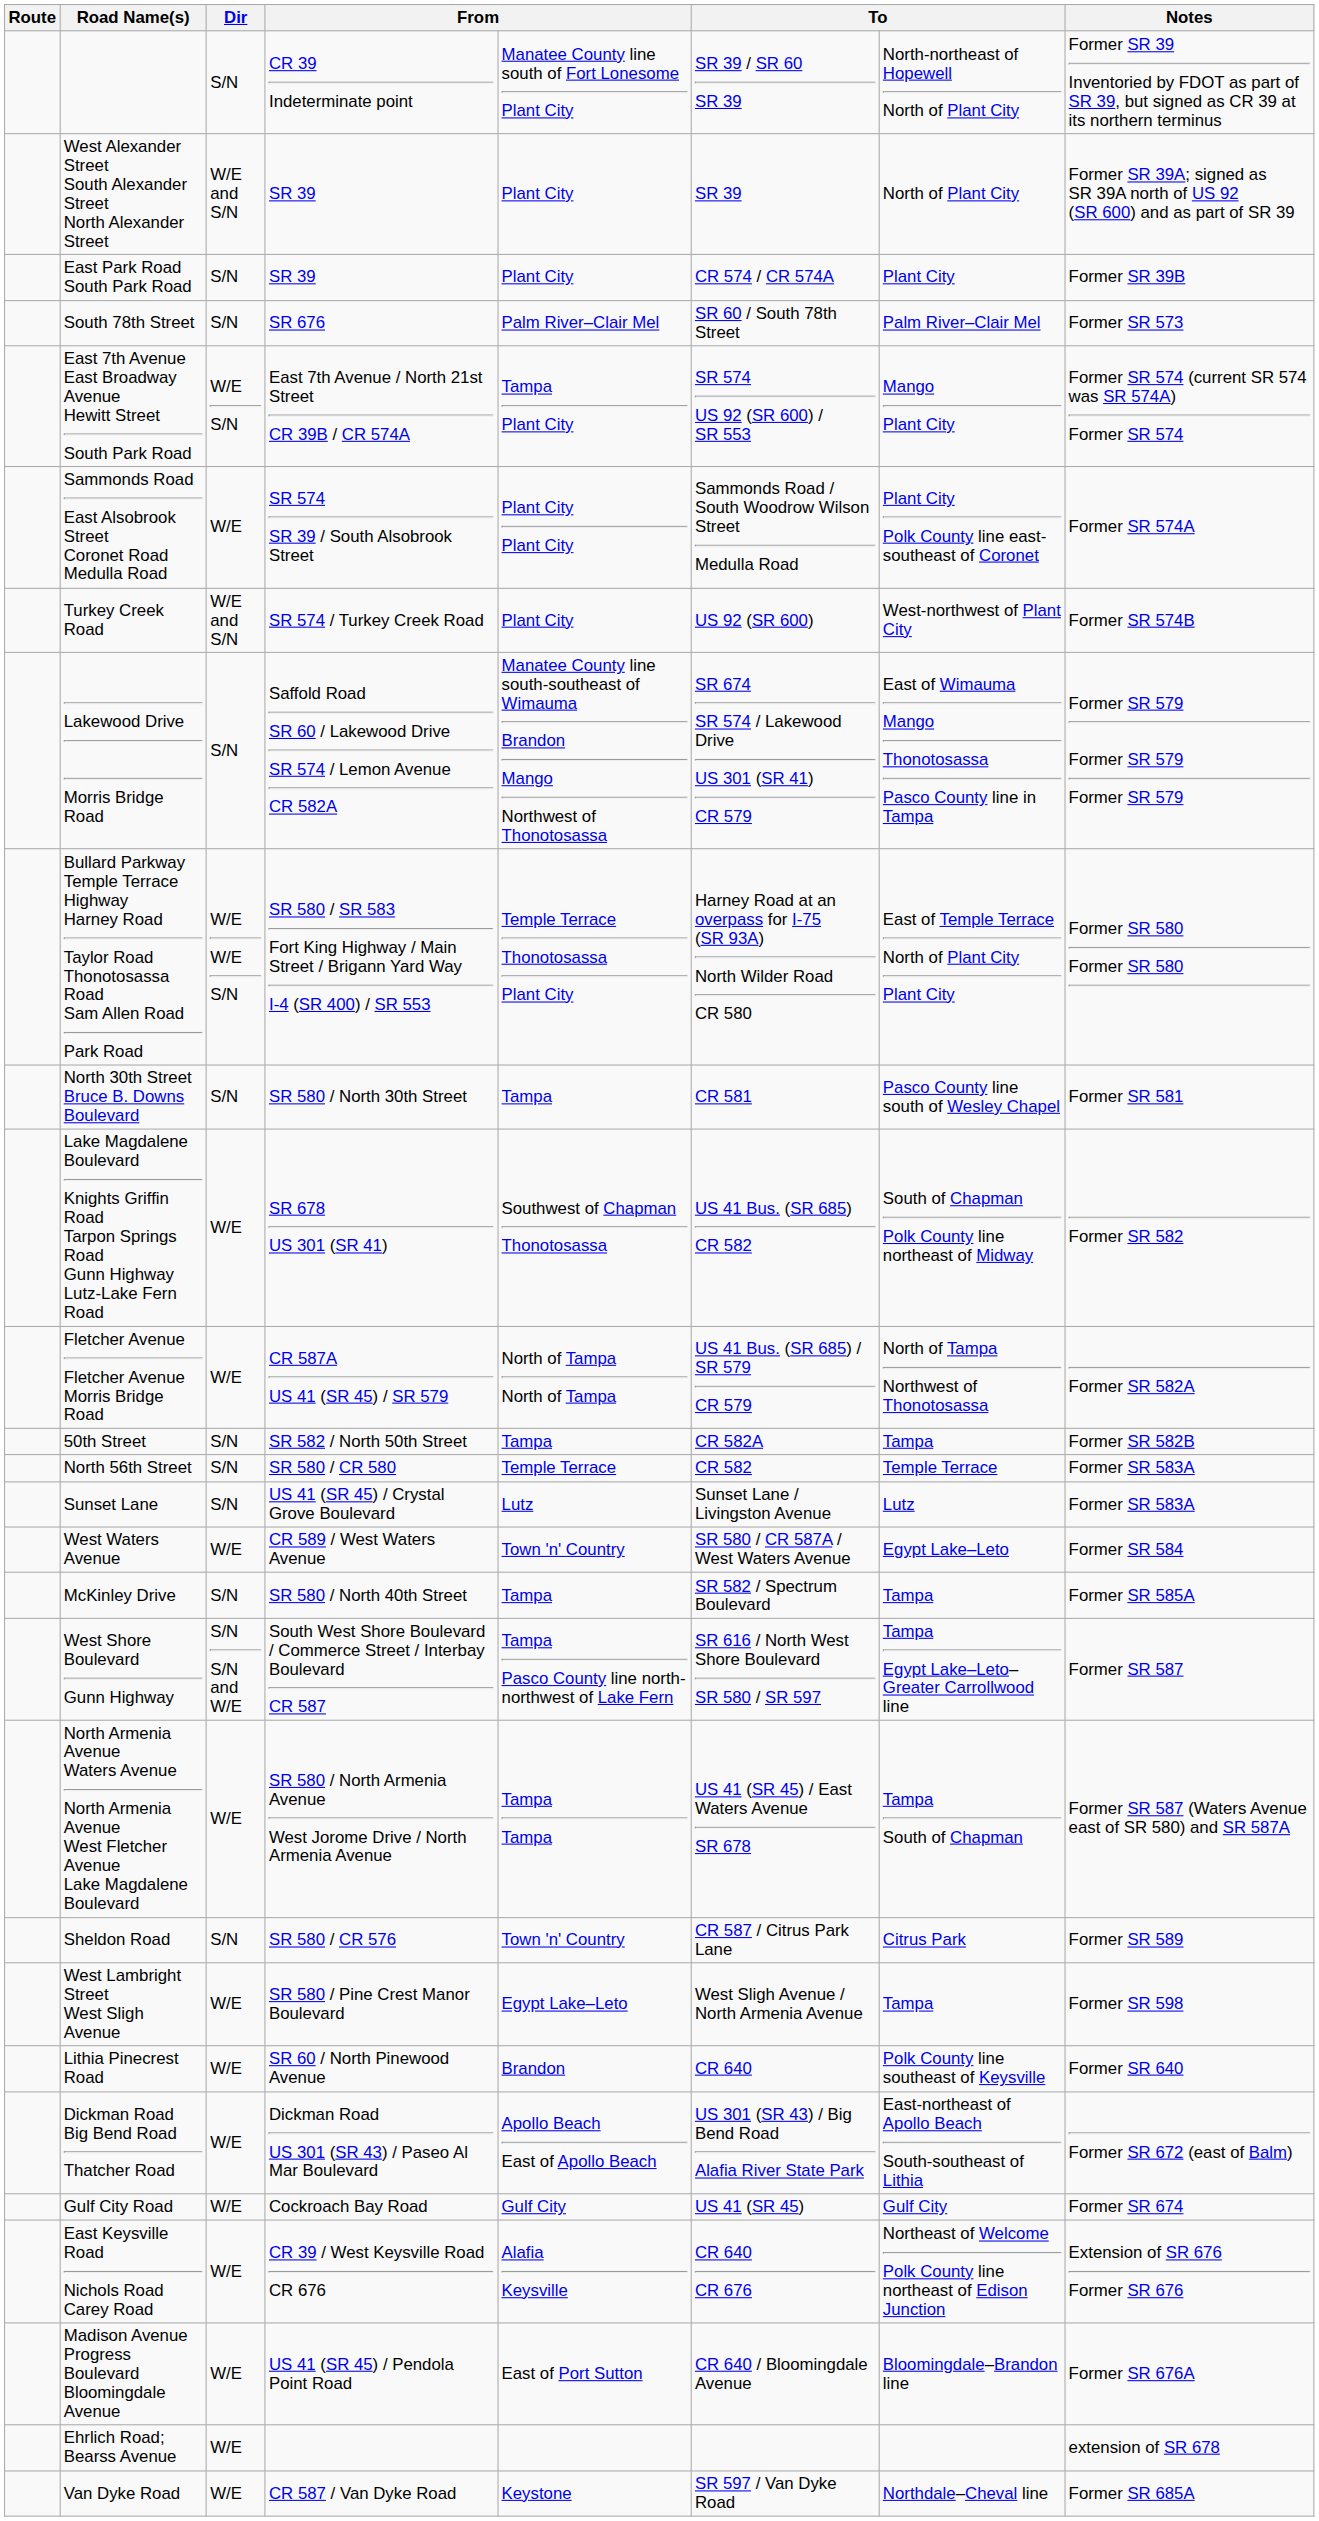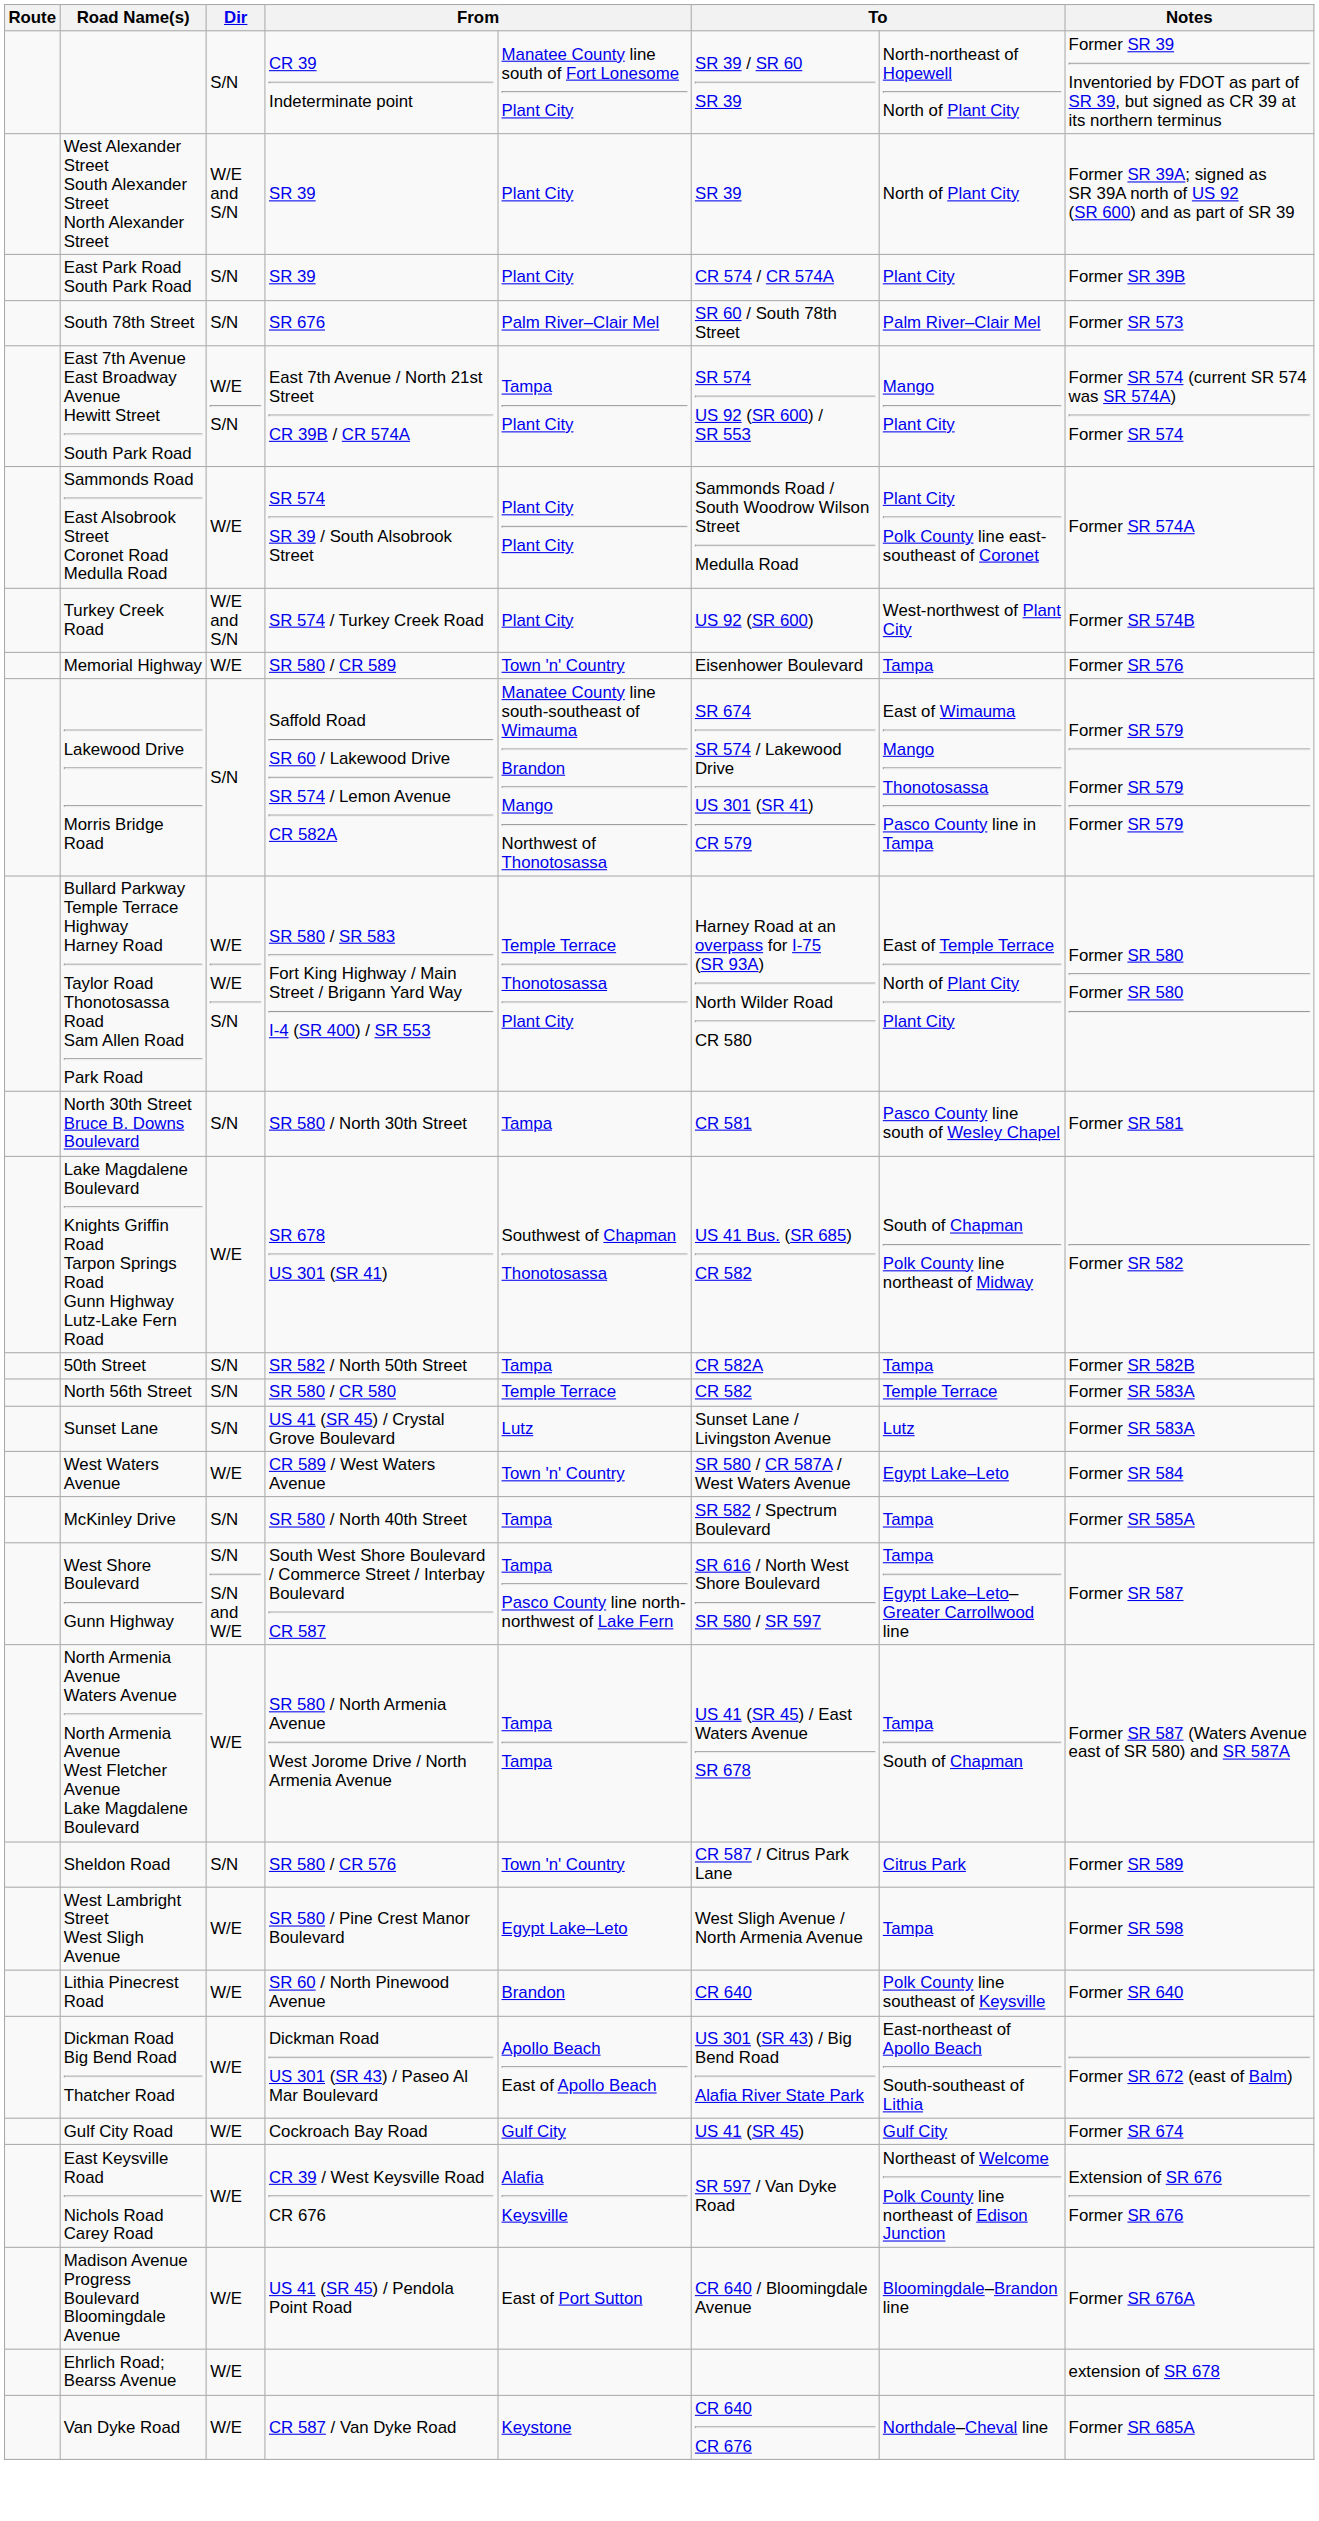+ row: (133, 665)
- row: (133, 1377)
(785, 2271) CR 640 CR 676 -> (766, 2195) SR 597 / Van Dyke Road
(766, 2493) SR 597 / Van Dyke Road -> (785, 2427) CR 640 CR 676
